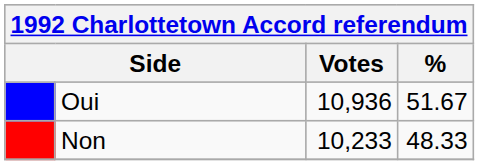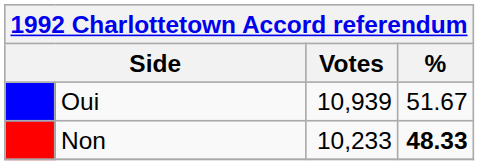(354, 102) 10,936 -> (354, 102) 10,939
(437, 141) normal -> (437, 141) bold
